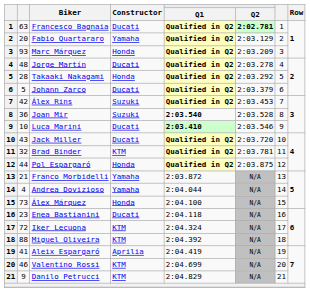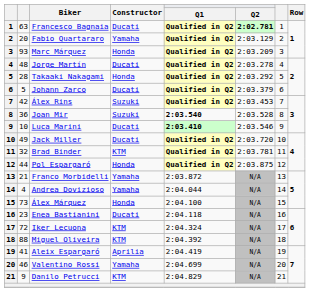(23, 139) 43 -> (23, 139) 49
(119, 265) KTM -> (126, 265) Yamaha
